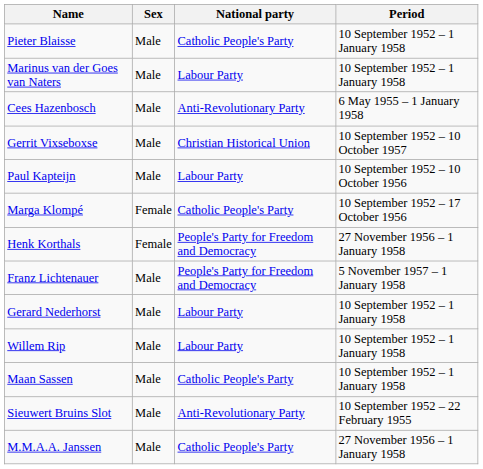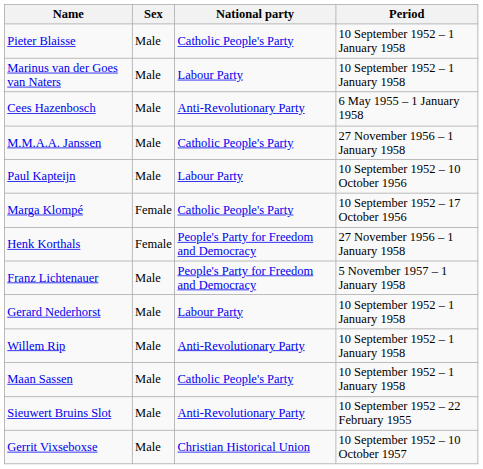rows swapped: (54, 447) <-> (52, 142)
(210, 345) Labour Party -> (241, 345) Anti-Revolutionary Party
